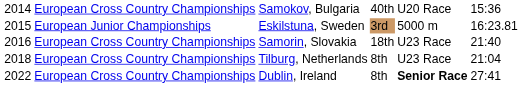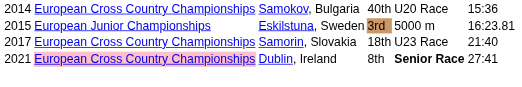(18, 42) 2016 -> (18, 42) 2017
- row: (313, 59)
(18, 76) 2022 -> (18, 59) 2021
(145, 76) no background -> (145, 59) pink background
